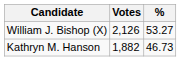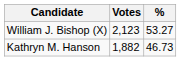(126, 30) 2,126 -> (126, 30) 2,123
